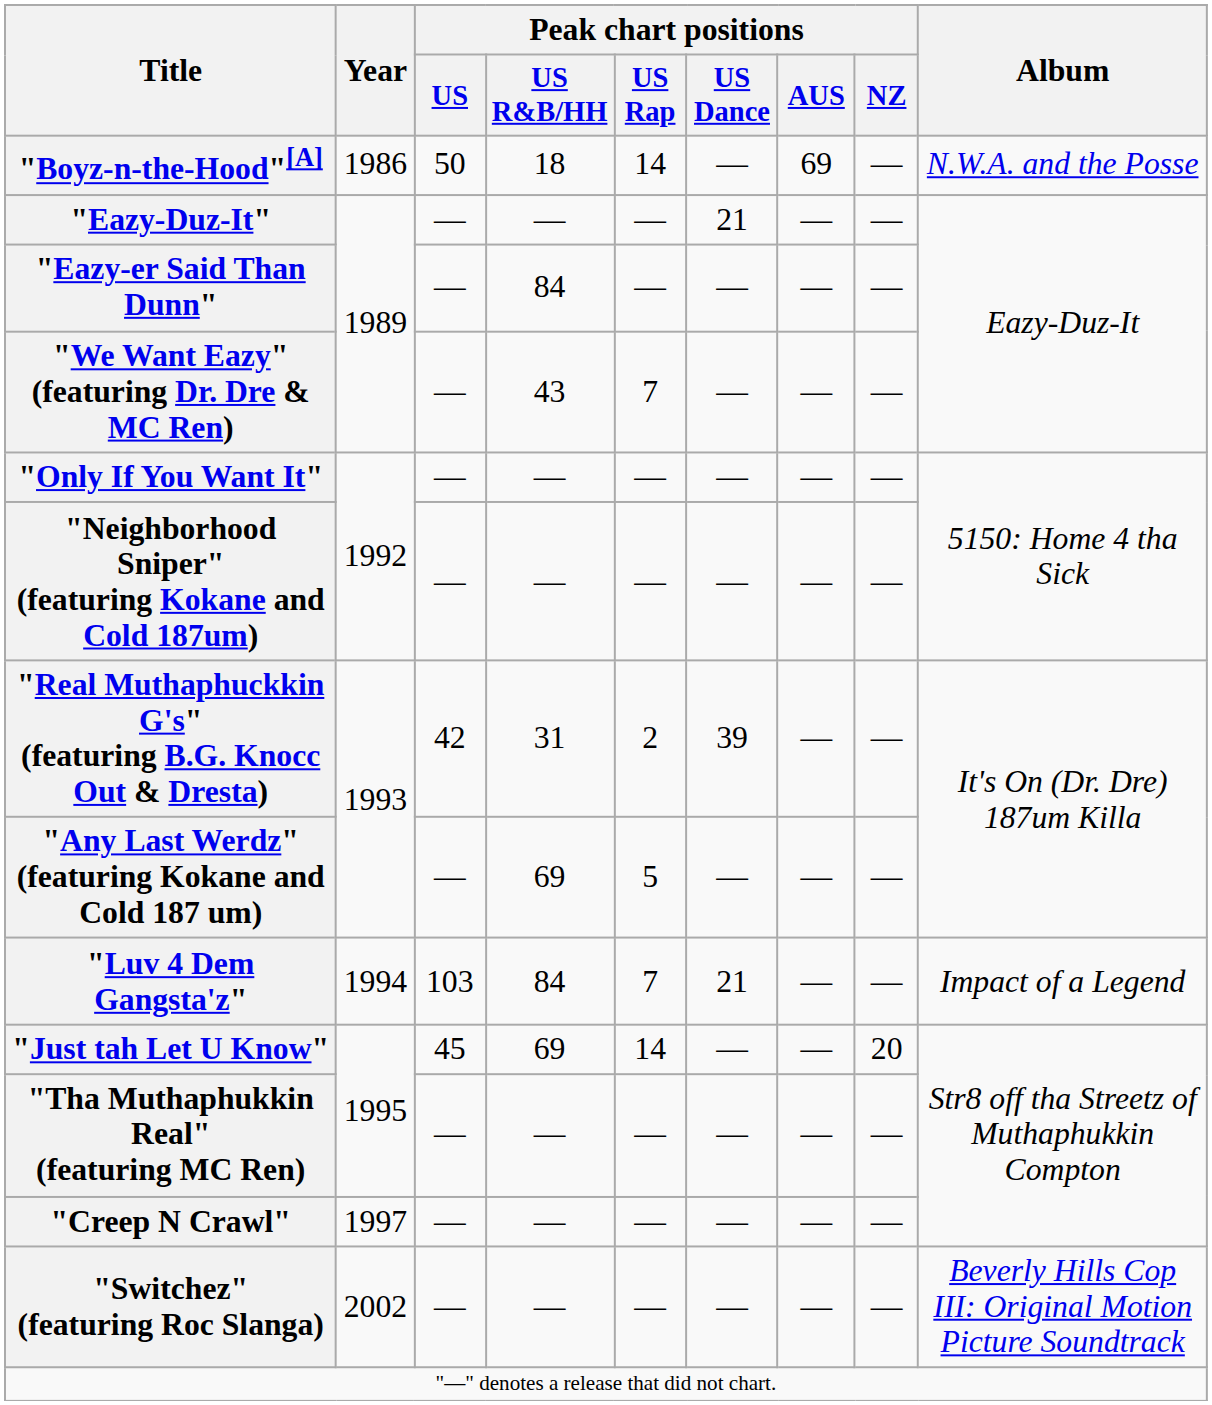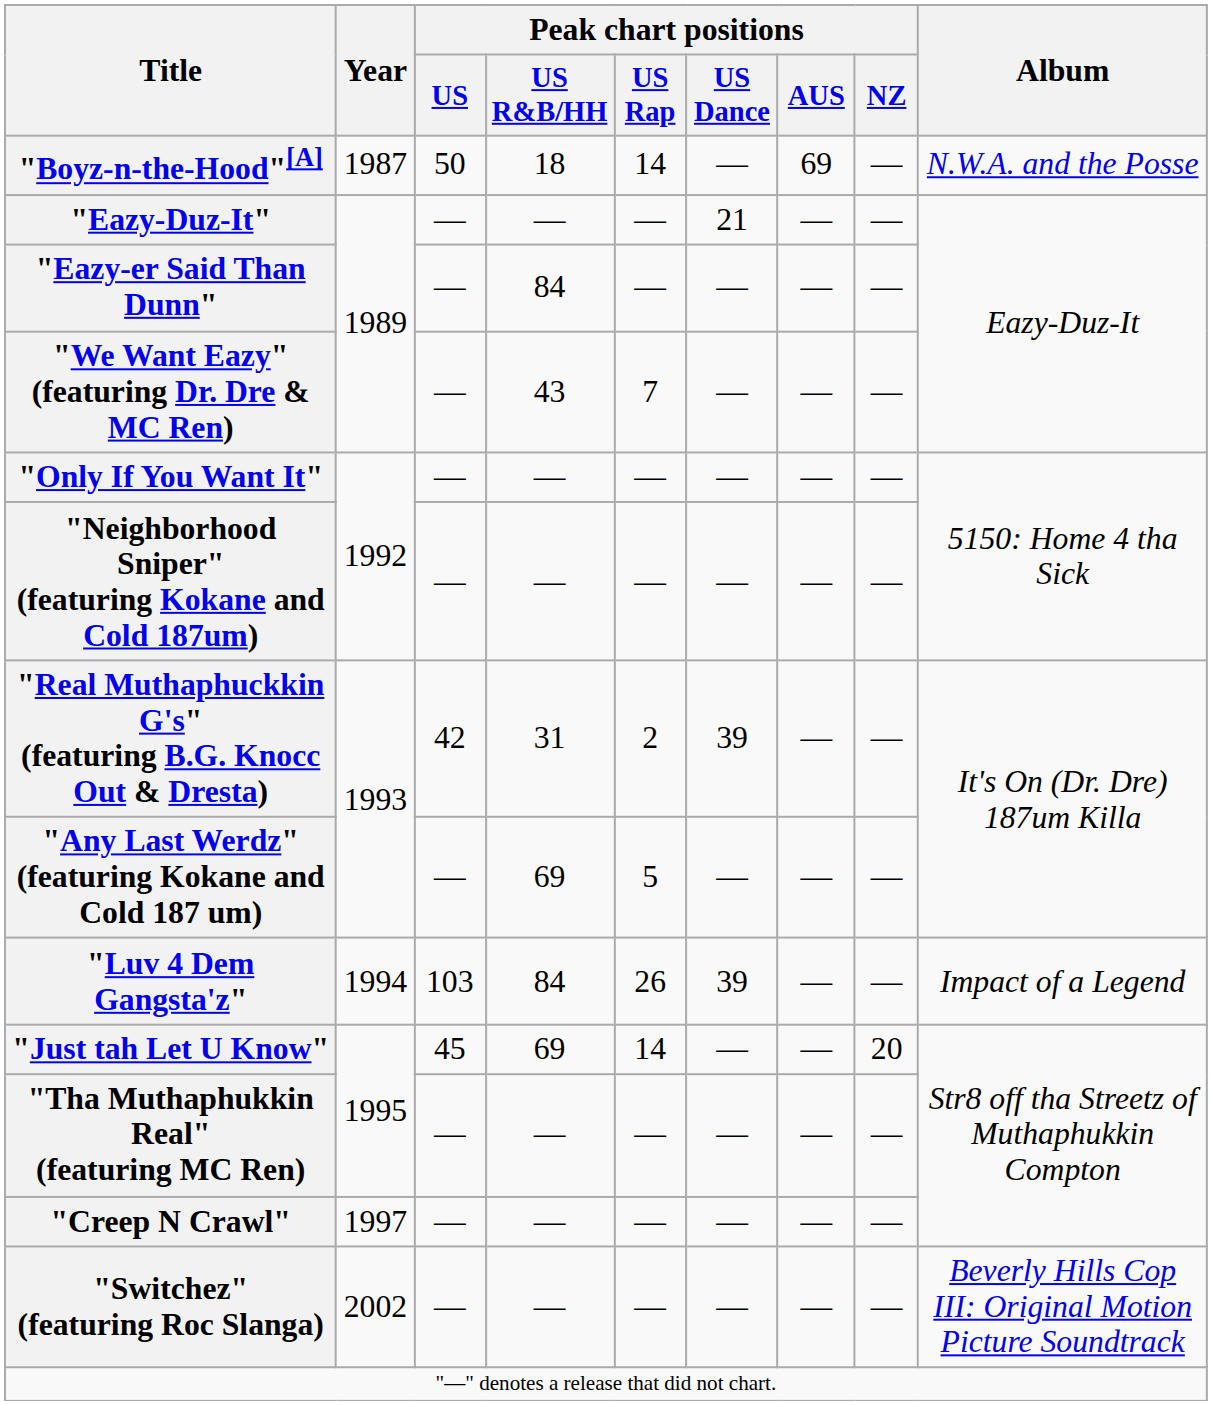(375, 164) 1986 -> (375, 164) 1987
(650, 980) 7 -> (650, 980) 26
(732, 980) 21 -> (732, 980) 39
